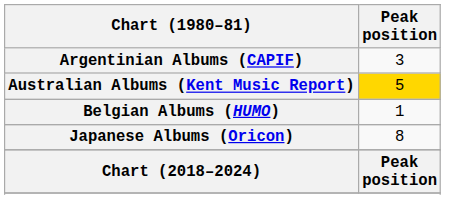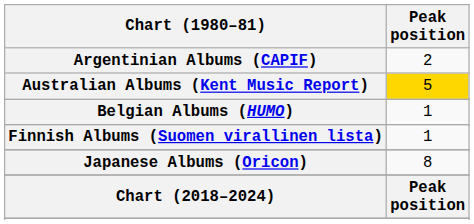(400, 61) 3 -> (428, 61) 2
+ row: (196, 137)
